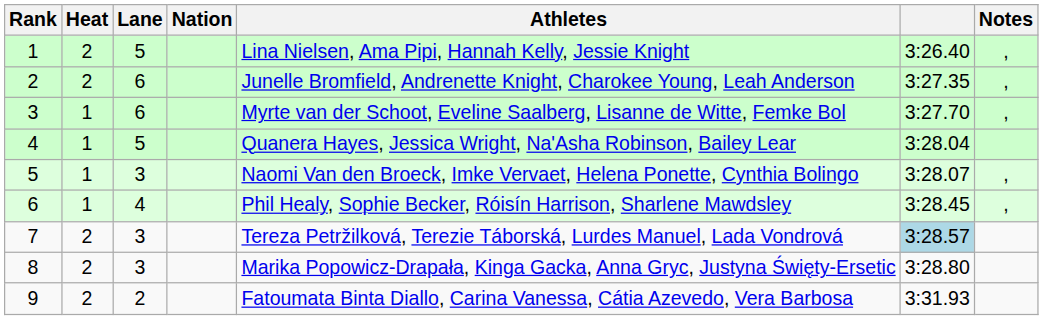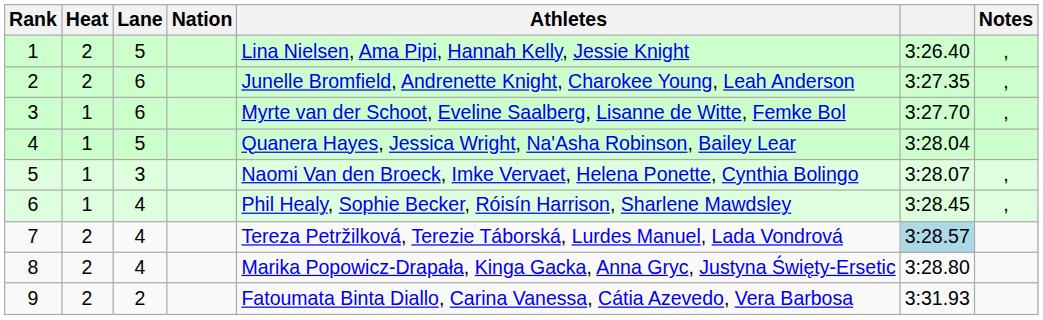(140, 236) 3 -> (140, 236) 4
(140, 267) 3 -> (140, 267) 4
